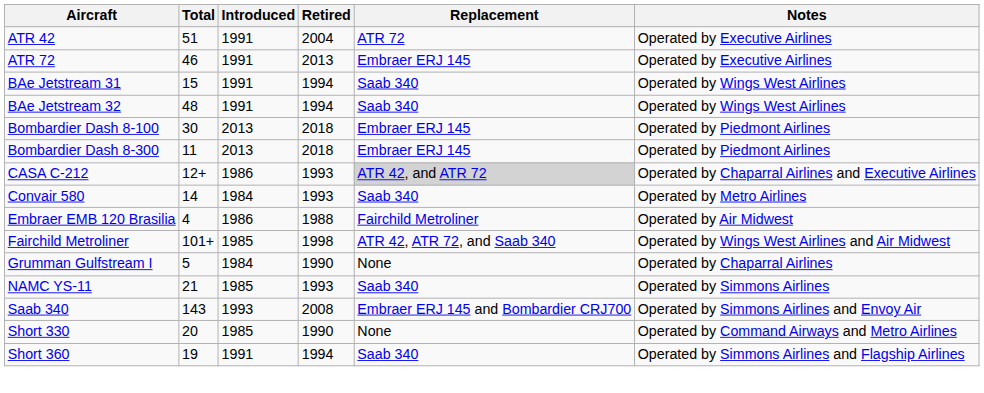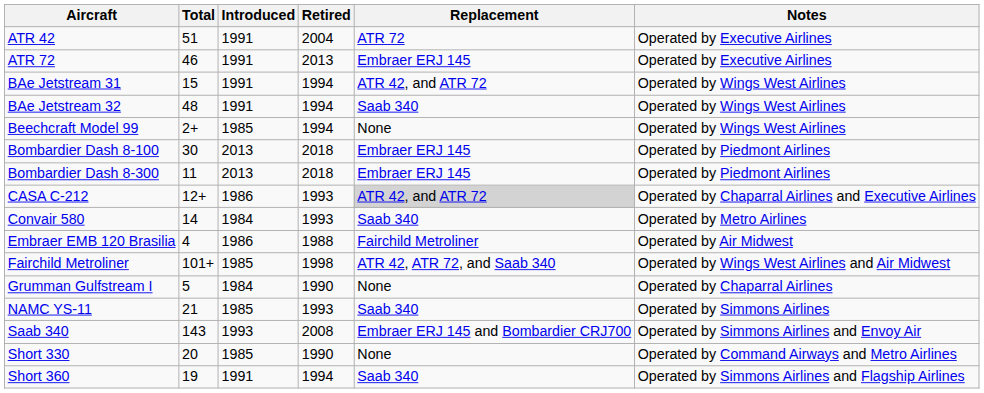(388, 83) Saab 340 -> (422, 83) ATR 42, and ATR 72
+ row: (73, 128)
